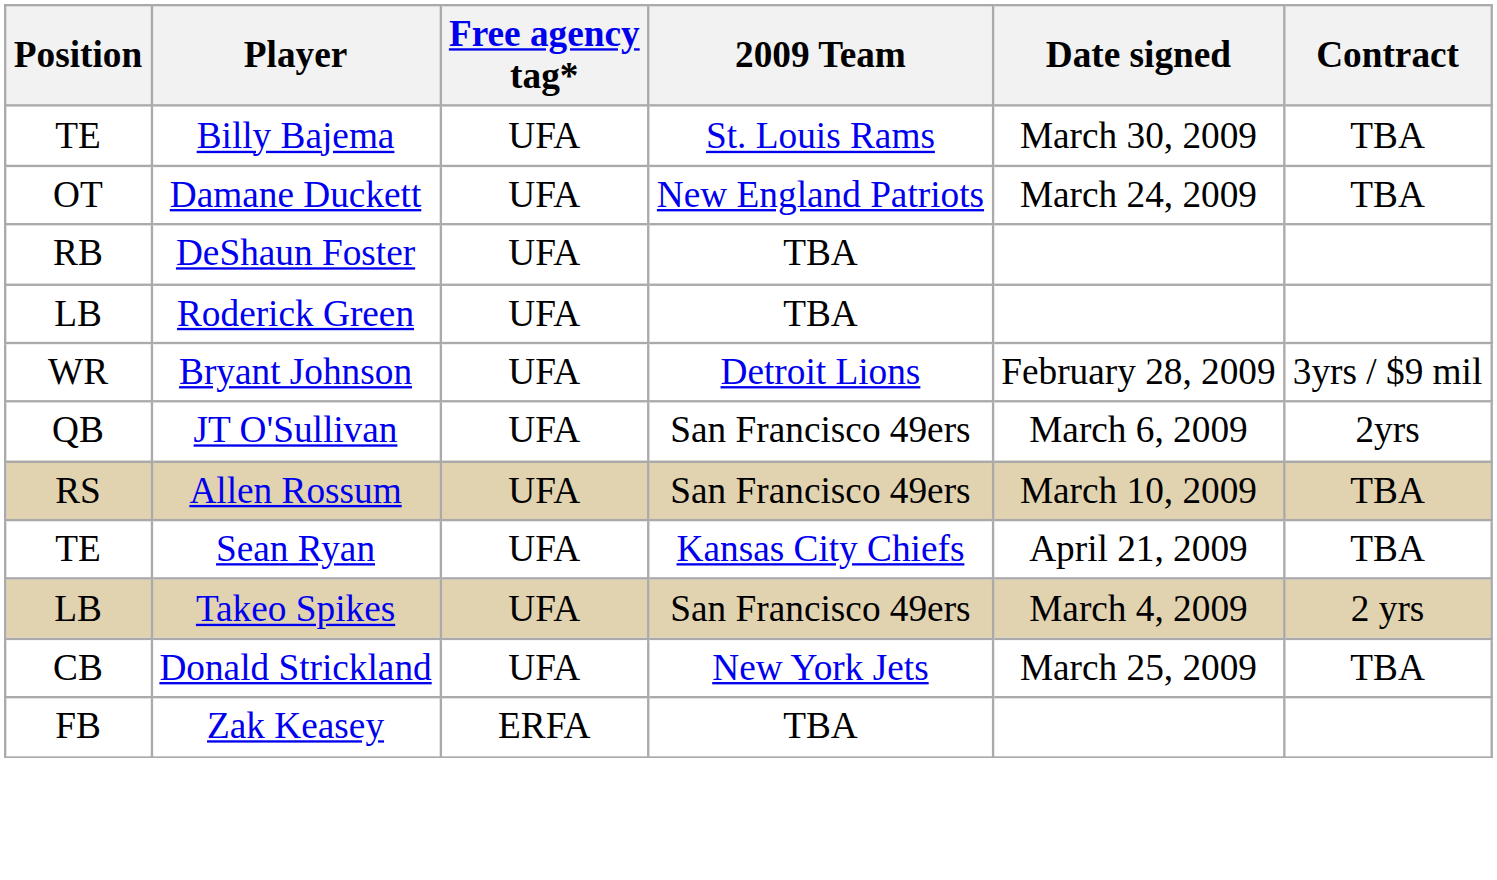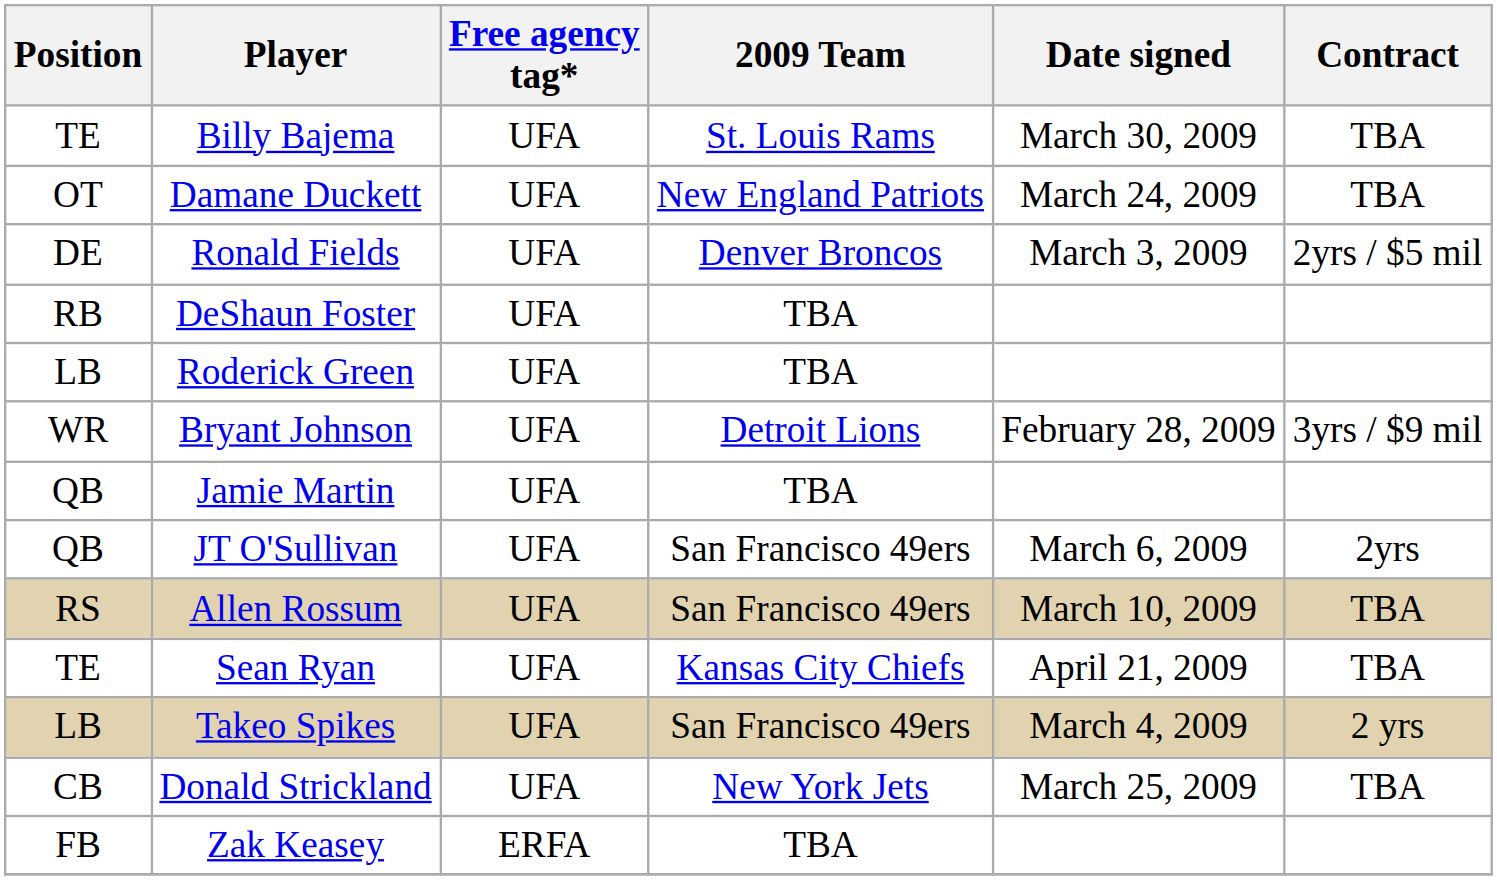+ row: (296, 253)
+ row: (296, 489)
